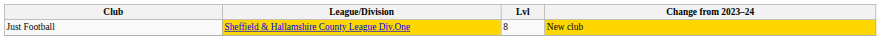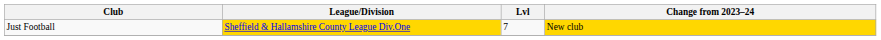(506, 27) 8 -> (506, 27) 7
